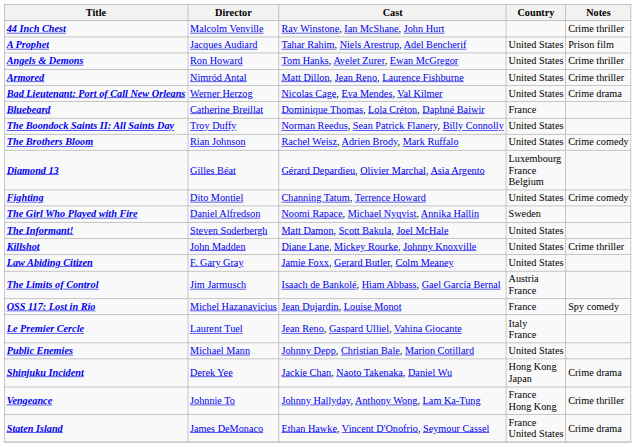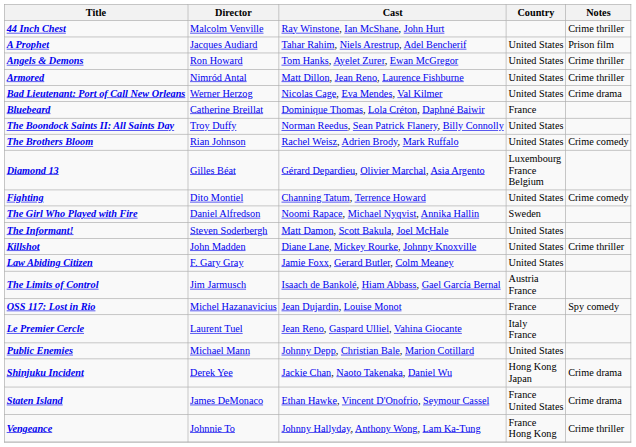rows swapped: (35, 428) <-> (29, 400)
